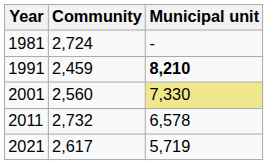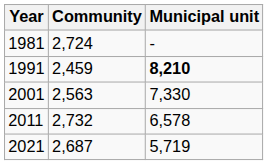(73, 95) 2,560 -> (73, 95) 2,563
(170, 95) khaki background -> (170, 95) no background
(73, 146) 2,617 -> (73, 146) 2,687
